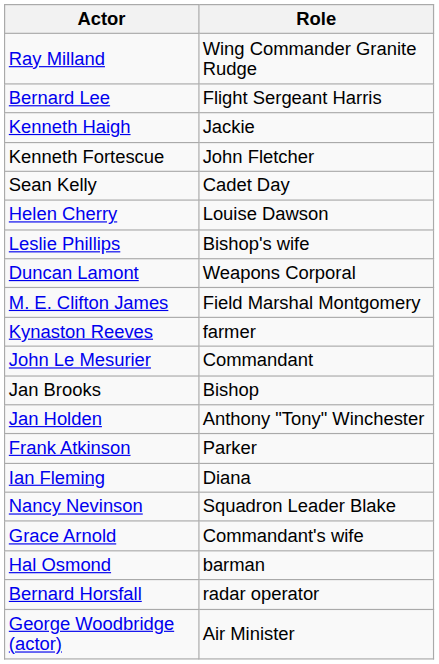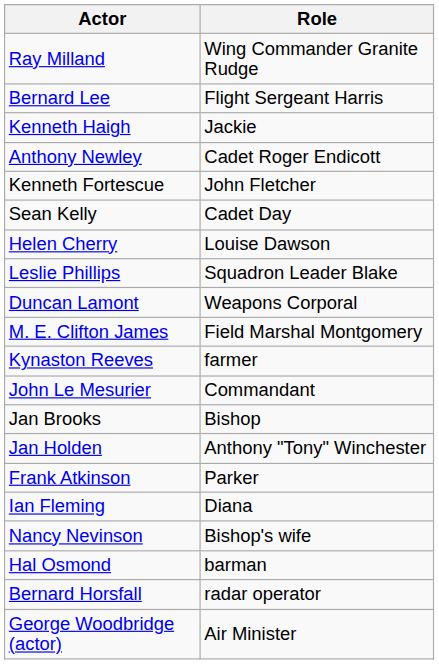+ row: (75, 156)
(256, 244) Bishop's wife -> (301, 273) Squadron Leader Blake
(299, 506) Squadron Leader Blake -> (258, 535) Bishop's wife
- row: (63, 535)
